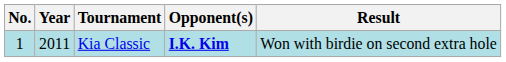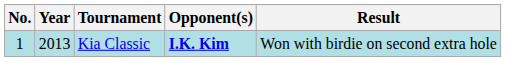(55, 43) 2011 -> (55, 43) 2013
